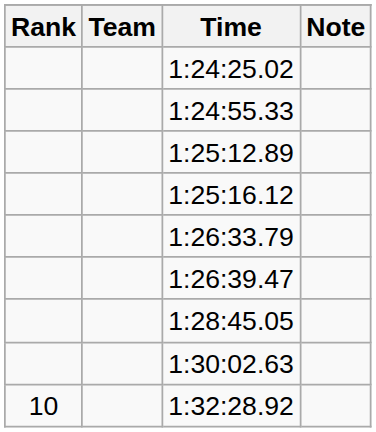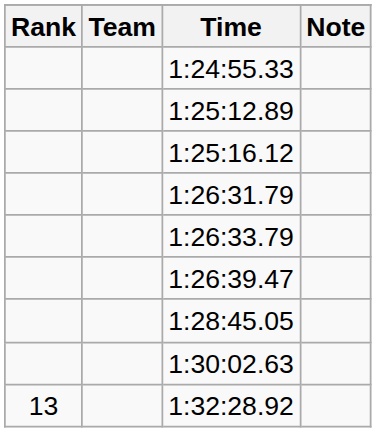- row: (231, 68)
+ row: (231, 195)
(44, 405) 10 -> (44, 405) 13
